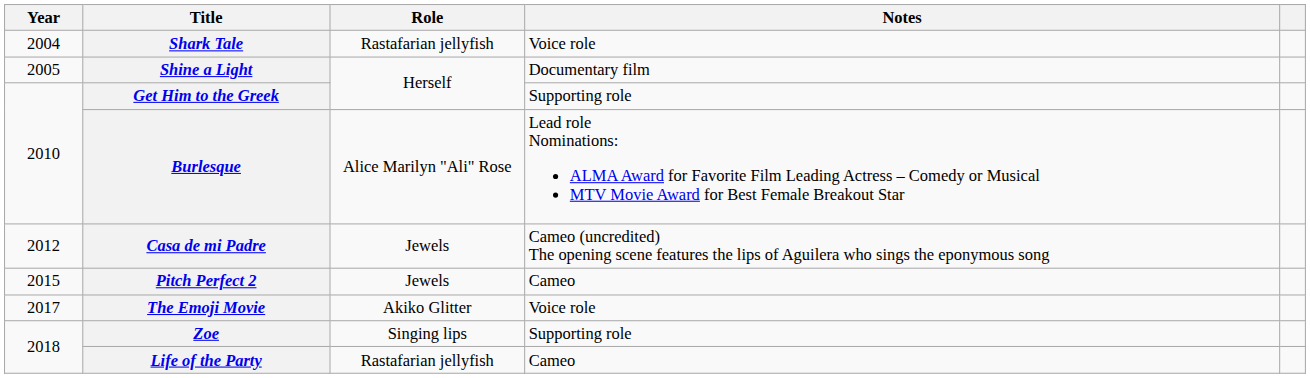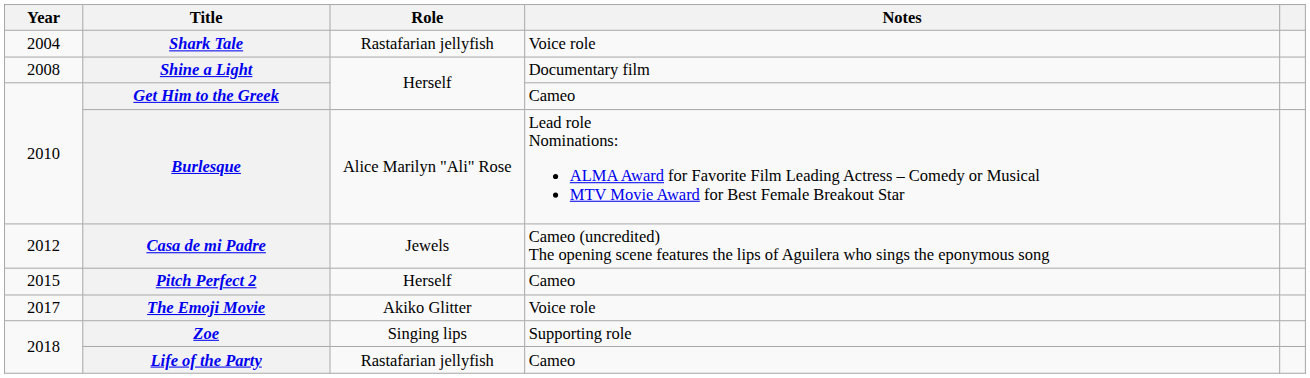(44, 69) 2005 -> (44, 69) 2008
(580, 95) Supporting role -> (552, 95) Cameo
(427, 281) Jewels -> (427, 281) Herself
